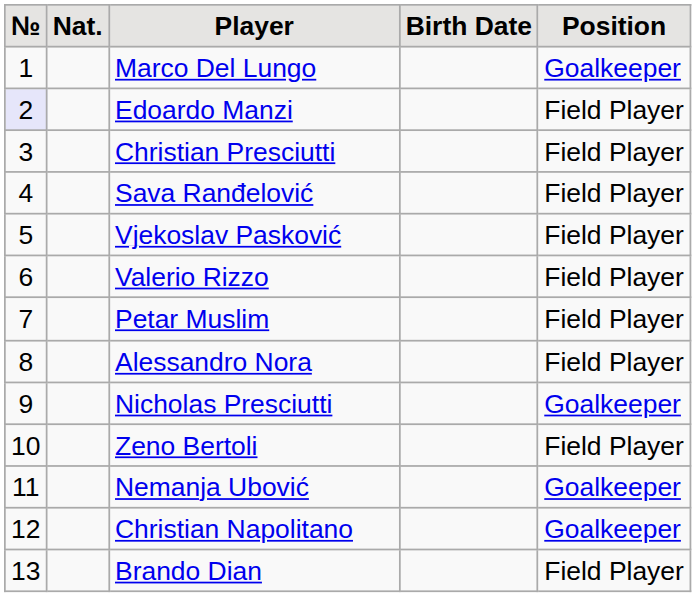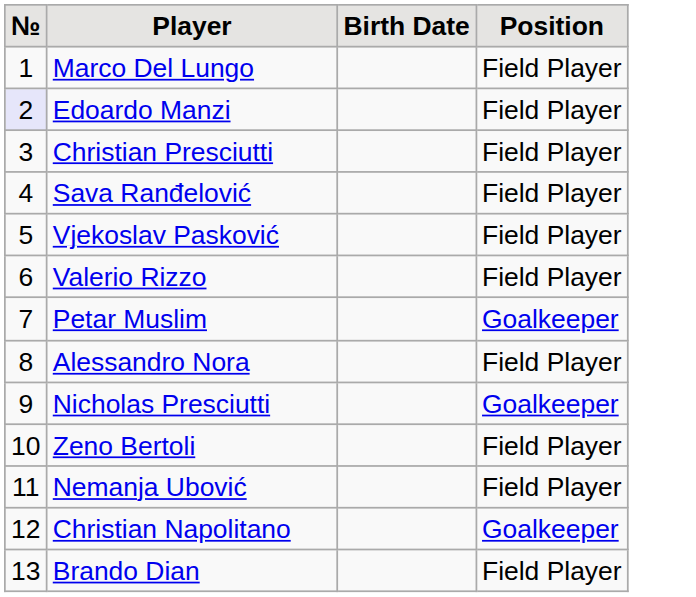- column: (78, 26)
(613, 68) Goalkeeper -> (552, 68) Field Player
(614, 319) Field Player -> (550, 319) Goalkeeper
(613, 487) Goalkeeper -> (552, 487) Field Player
